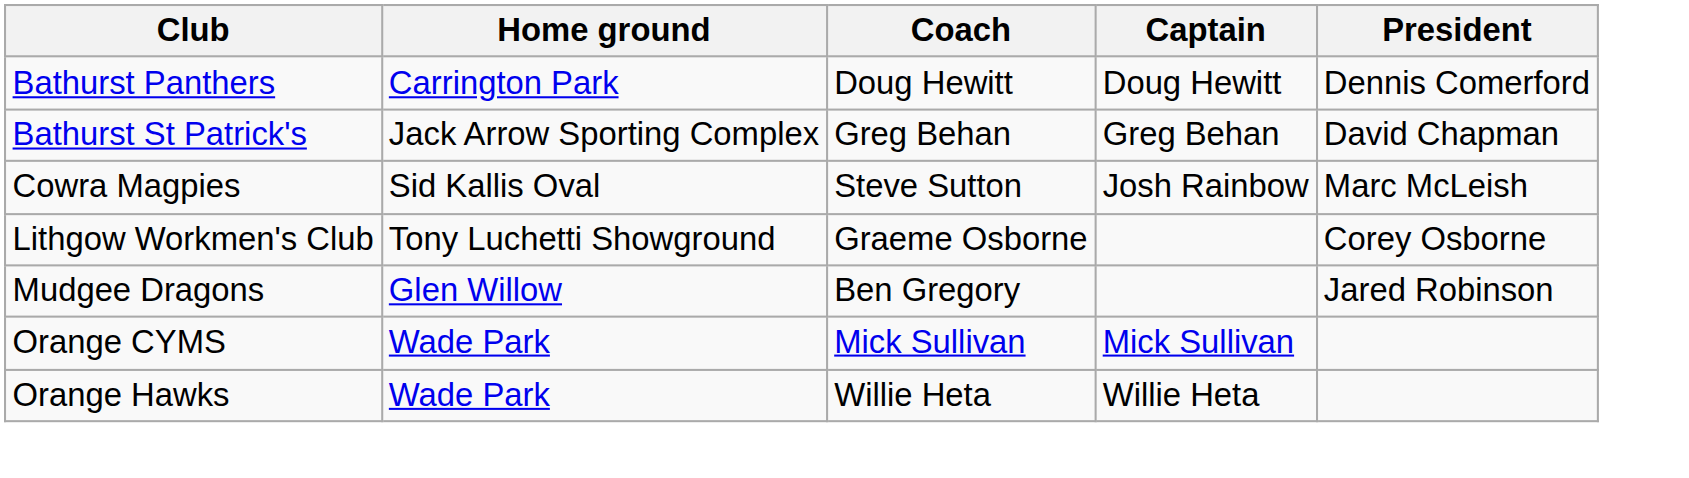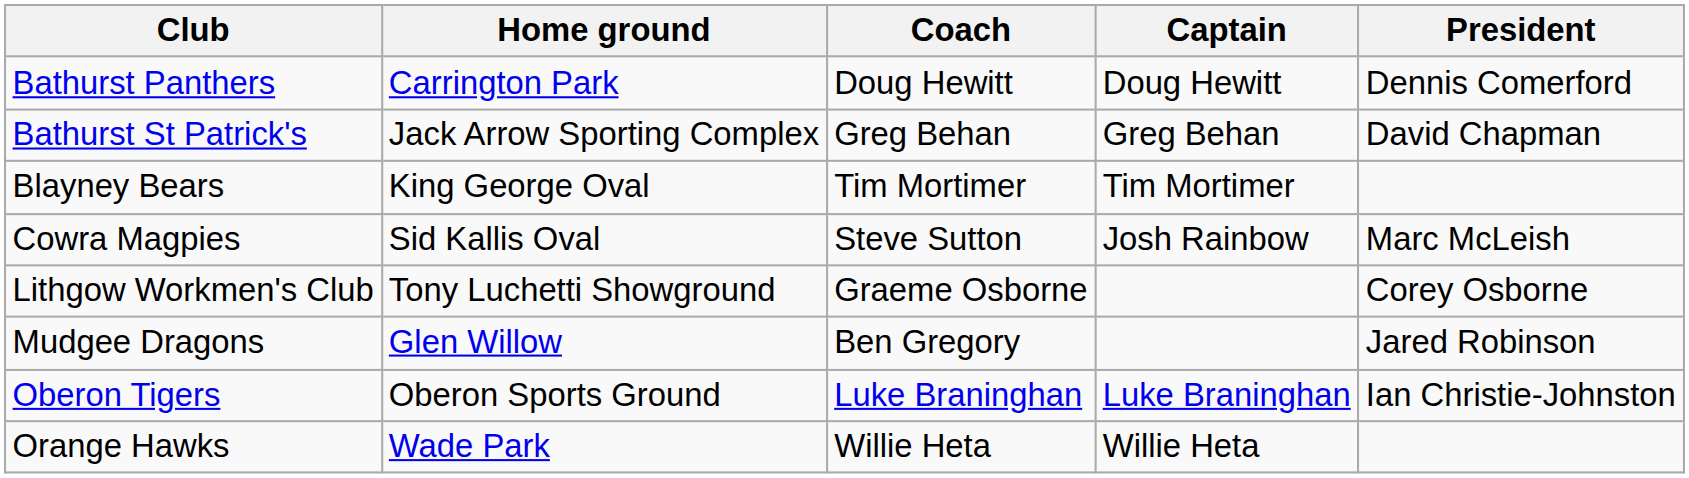+ row: (118, 186)
+ row: (117, 394)
- row: (119, 342)
